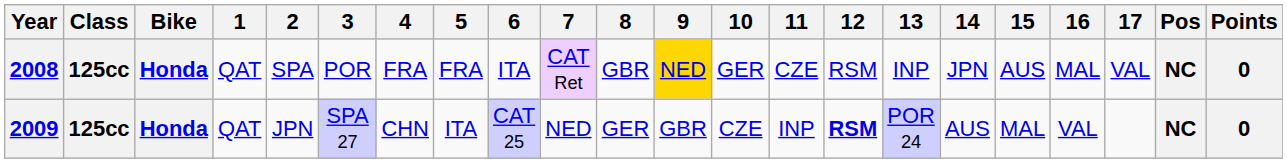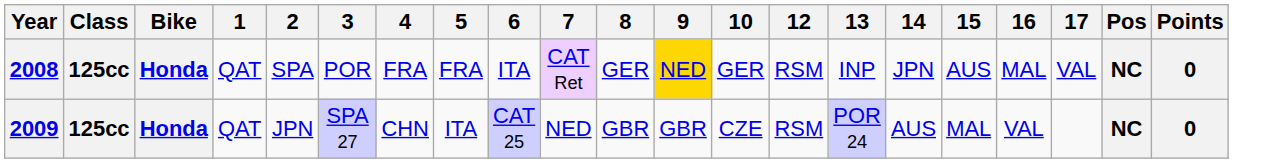- column: (796, 21)
(625, 68) GBR -> (625, 68) GER
(625, 128) GER -> (625, 128) GBR
(853, 128) bold -> (799, 128) normal
